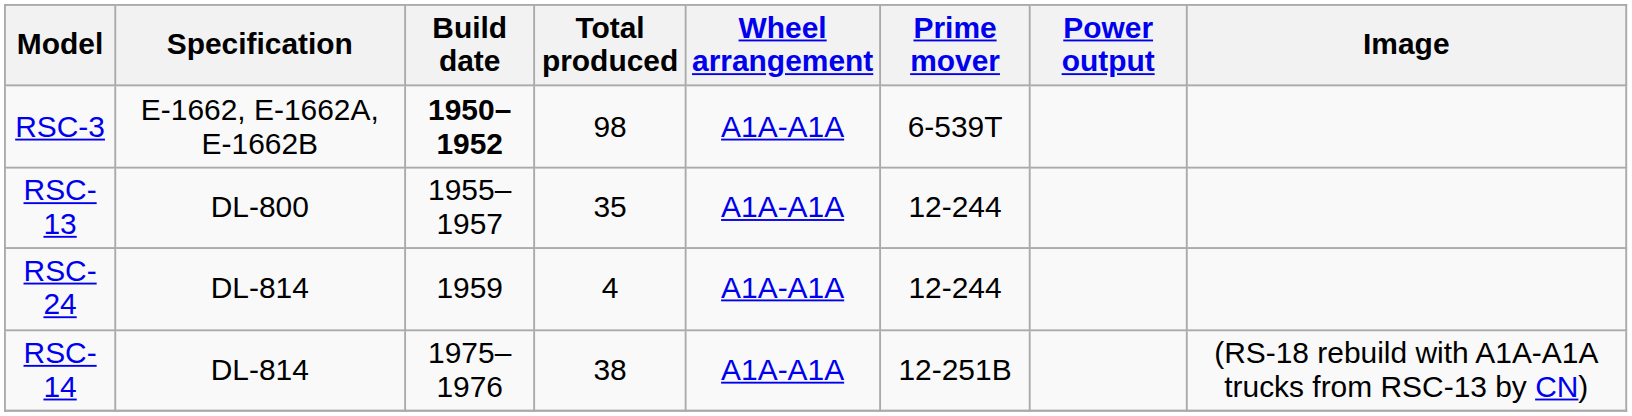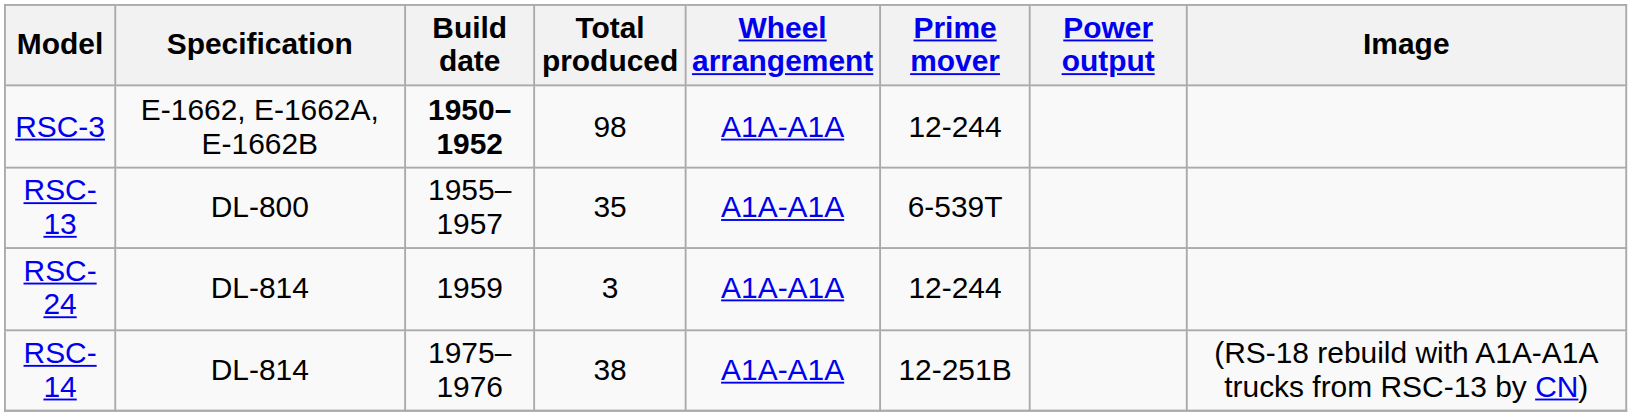(955, 126) 6-539T -> (955, 126) 12-244
(955, 207) 12-244 -> (955, 207) 6-539T
(610, 288) 4 -> (610, 288) 3
